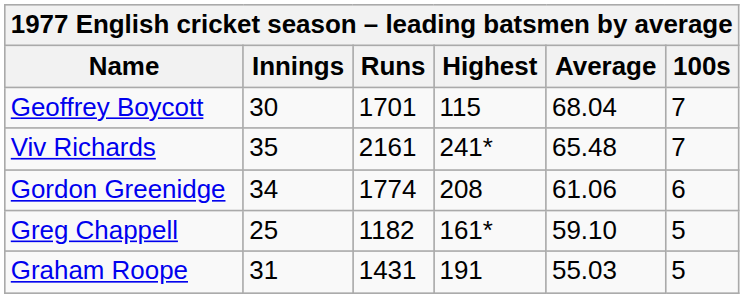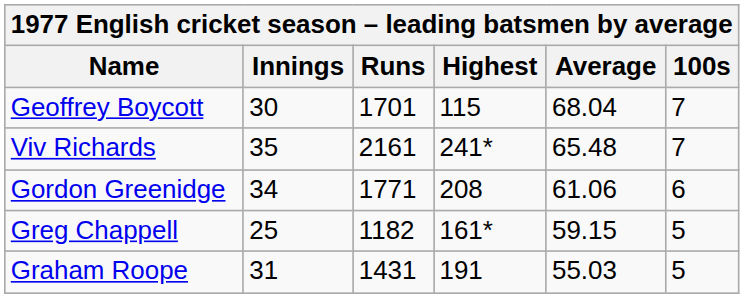(388, 189) 1774 -> (388, 189) 1771
(584, 230) 59.10 -> (584, 230) 59.15
